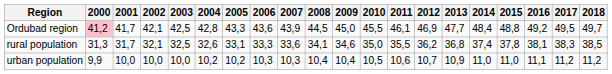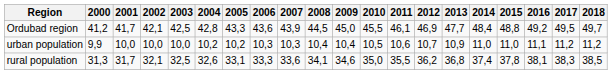(98, 28) pink background -> (98, 28) no background
rows swapped: (45, 61) <-> (42, 45)
